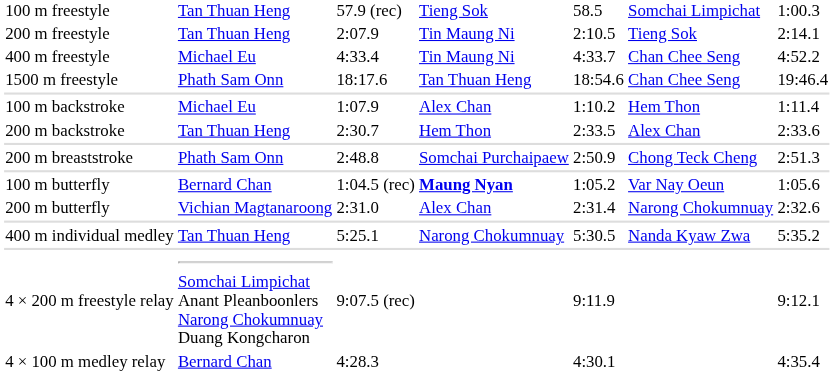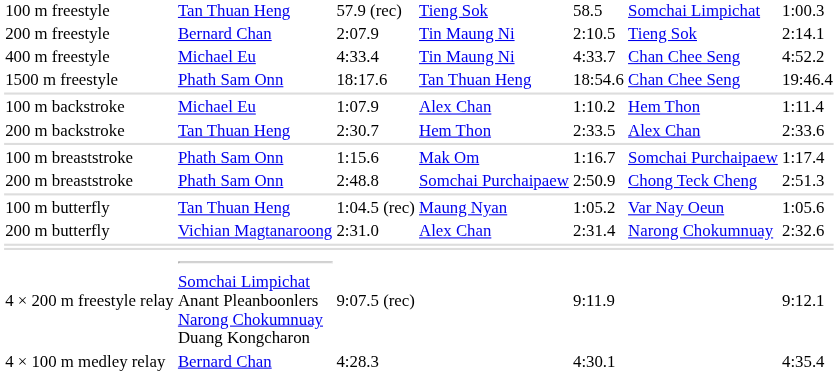(234, 33) Tan Thuan Heng -> (225, 33) Bernard Chan
+ row: (69, 157)
(225, 184) Bernard Chan -> (234, 207) Tan Thuan Heng
(466, 184) bold -> (463, 207) normal
- row: (89, 235)
